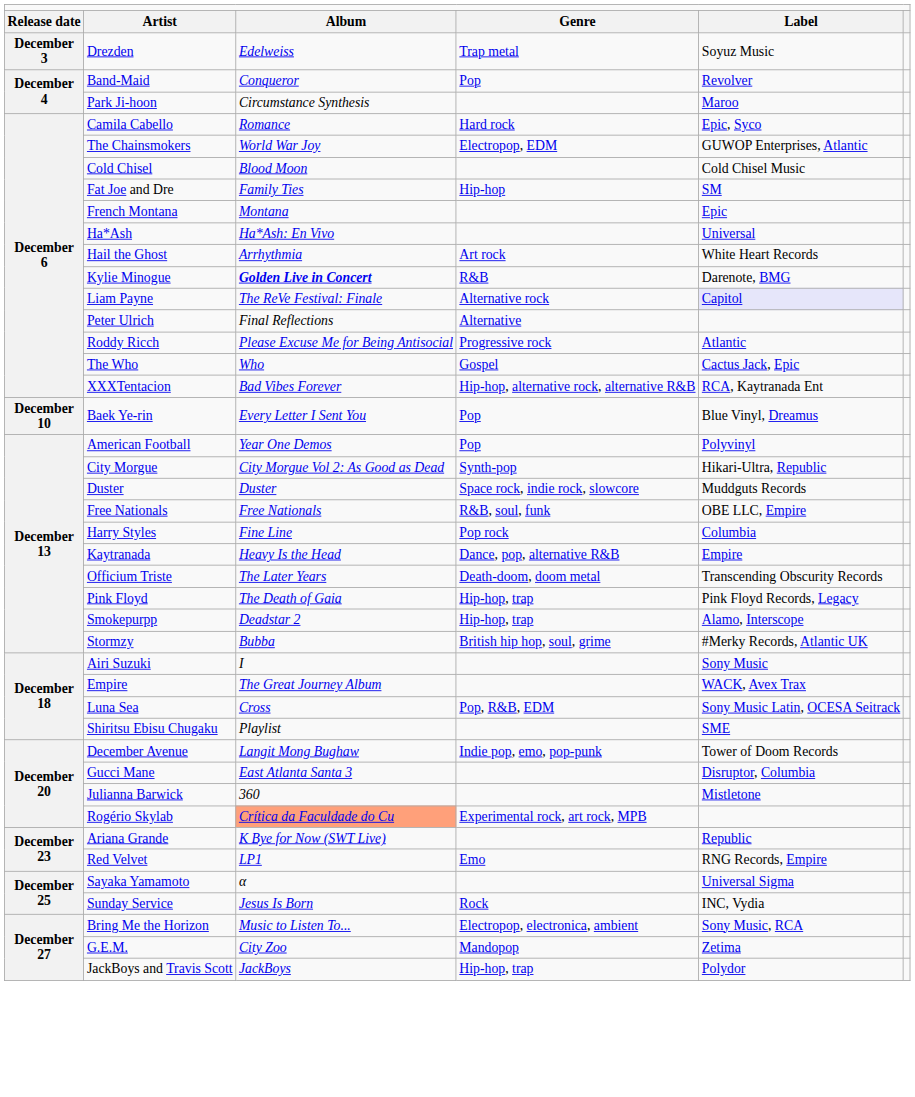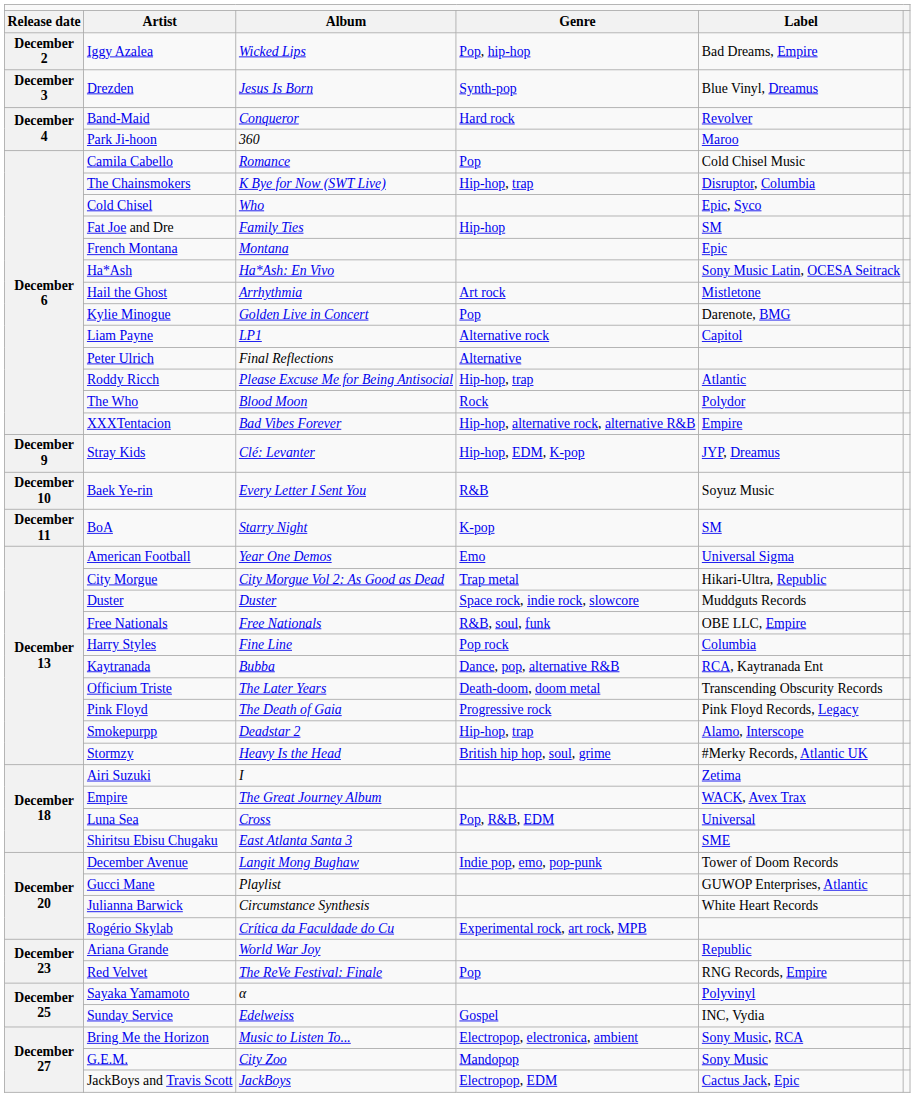+ row: (120, 51)
(266, 51) Edelweiss -> (276, 88) Jesus Is Born
(489, 51) Trap metal -> (488, 88) Synth-pop
(738, 51) Soyuz Music -> (760, 88) Blue Vinyl, Dreamus
(470, 80) Pop -> (487, 118) Hard rock
(304, 102) Circumstance Synthesis -> (249, 140) 360
(487, 124) Hard rock -> (470, 161) Pop
(732, 124) Epic, Syco -> (753, 161) Cold Chisel Music
(280, 146) World War Joy -> (312, 183) K Bye for Now (SWT Live)
(508, 146) Electropop, EDM -> (496, 183) Hip-hop, trap
(785, 146) GUWOP Enterprises, Atlantic -> (759, 183) Disruptor, Columbia
(273, 168) Blood Moon -> (252, 205) Who
(753, 168) Cold Chisel Music -> (732, 205) Epic, Syco
(729, 233) Universal -> (801, 270) Sony Music Latin, OCESA Seitrack
(760, 255) White Heart Records -> (731, 292) Mistletone
(305, 277) bold -> (304, 314) normal
(474, 277) R&B -> (470, 314) Pop
(311, 299) The ReVe Festival: Finale -> (250, 336) LP1
(722, 299) lavender background -> (722, 336) no background
(505, 342) Progressive rock -> (496, 380) Hip-hop, trap
(252, 364) Who -> (273, 401) Blood Moon
(479, 364) Gospel -> (474, 401) Rock
(751, 364) Cactus Jack, Epic -> (724, 401) Polydor
(762, 386) RCA, Kaytranada Ent -> (722, 423) Empire
+ row: (116, 453)
(470, 415) Pop -> (474, 490) R&B
(760, 415) Blue Vinyl, Dreamus -> (738, 490) Soyuz Music
+ row: (100, 527)
(470, 445) Pop -> (472, 557) Emo
(729, 445) Polyvinyl -> (748, 557) Universal Sigma
(488, 467) Synth-pop -> (489, 579) Trap metal
(290, 554) Heavy Is the Head -> (257, 666) Bubba
(722, 554) Empire -> (762, 666) RCA, Kaytranada Ent
(496, 598) Hip-hop, trap -> (505, 710) Progressive rock
(257, 641) Bubba -> (290, 753) Heavy Is the Head
(735, 663) Sony Music -> (721, 775) Zetima
(801, 707) Sony Music Latin, OCESA Seitrack -> (729, 819) Universal
(260, 729) Playlist -> (296, 841) East Atlanta Santa 3
(296, 772) East Atlanta Santa 3 -> (260, 884) Playlist
(759, 772) Disruptor, Columbia -> (785, 884) GUWOP Enterprises, Atlantic
(249, 794) 360 -> (304, 906) Circumstance Synthesis
(731, 794) Mistletone -> (760, 906) White Heart Records
(316, 816) lightsalmon background -> (316, 928) no background
(312, 838) K Bye for Now (SWT Live) -> (280, 950) World War Joy
(250, 860) LP1 -> (311, 972) The ReVe Festival: Finale
(472, 860) Emo -> (470, 972) Pop
(748, 881) Universal Sigma -> (729, 993) Polyvinyl
(276, 903) Jesus Is Born -> (266, 1015) Edelweiss
(474, 903) Rock -> (479, 1015) Gospel
(721, 947) Zetima -> (735, 1059) Sony Music
(496, 969) Hip-hop, trap -> (508, 1081) Electropop, EDM
(724, 969) Polydor -> (751, 1081) Cactus Jack, Epic
